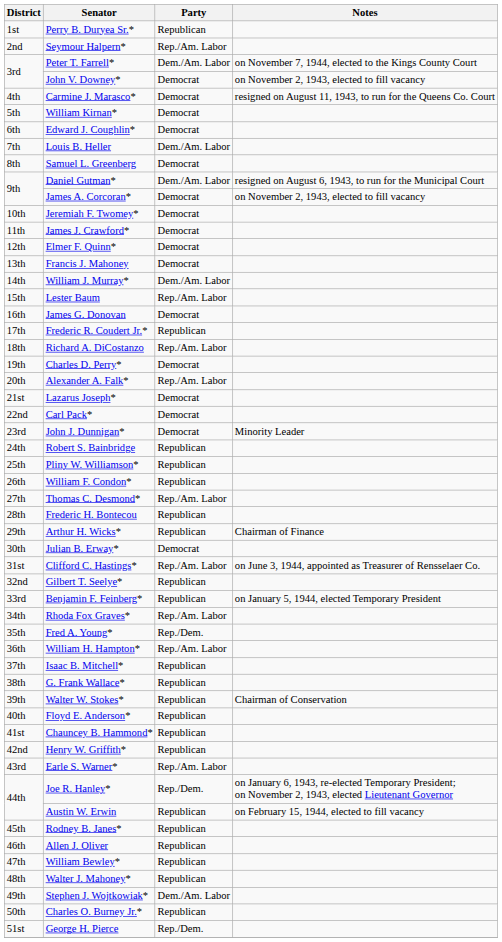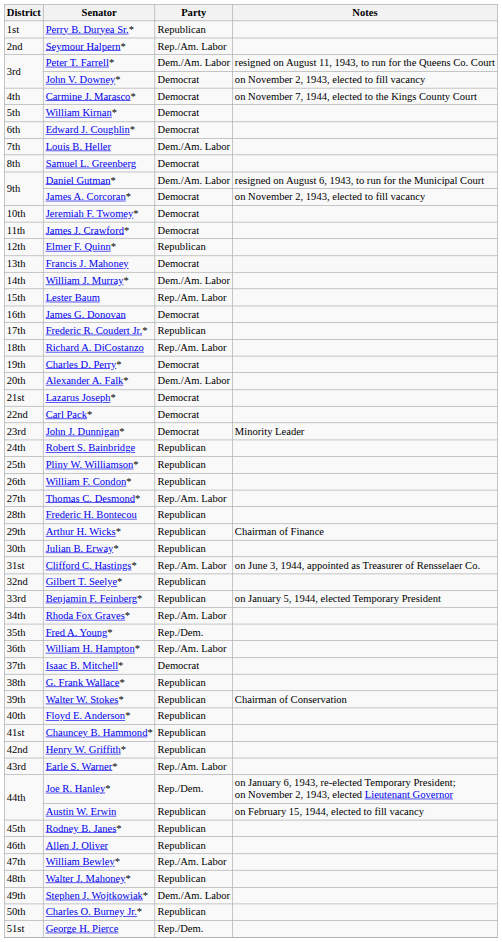(356, 63) on November 7, 1944, elected to the Kings County Court -> (365, 63) resigned on August 11, 1943, to run for the Queens Co. Court
(365, 96) resigned on August 11, 1943, to run for the Queens Co. Court -> (356, 96) on November 7, 1944, elected to the Kings County Court
(178, 247) Democrat -> (182, 247) Republican
(192, 381) Rep./Am. Labor -> (194, 381) Dem./Am. Labor
(178, 548) Democrat -> (182, 548) Republican
(182, 666) Republican -> (178, 666) Democrat
(182, 862) Republican -> (192, 862) Rep./Am. Labor
